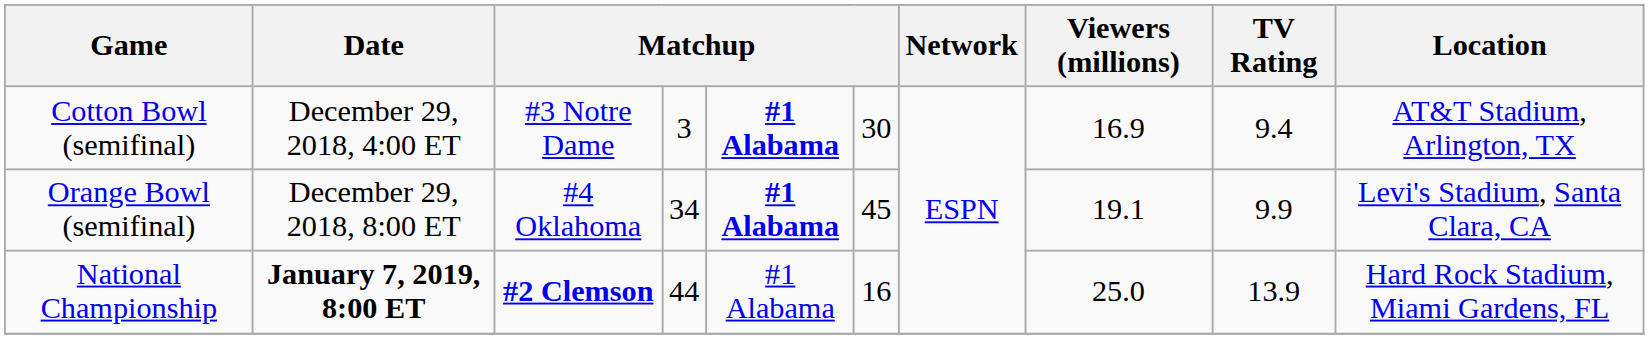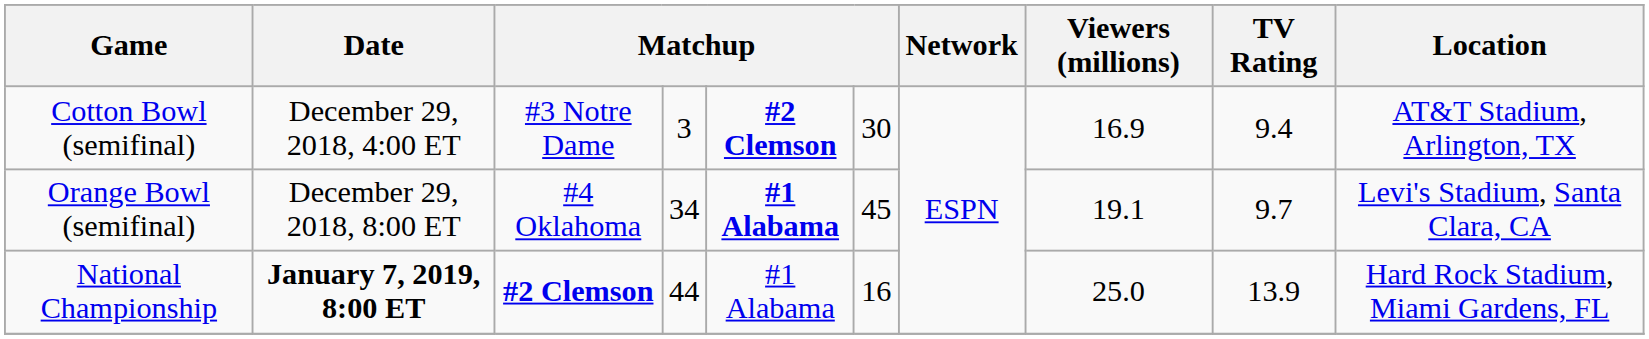(780, 127) #1 Alabama -> (780, 127) #2 Clemson
(1274, 209) 9.9 -> (1274, 209) 9.7
